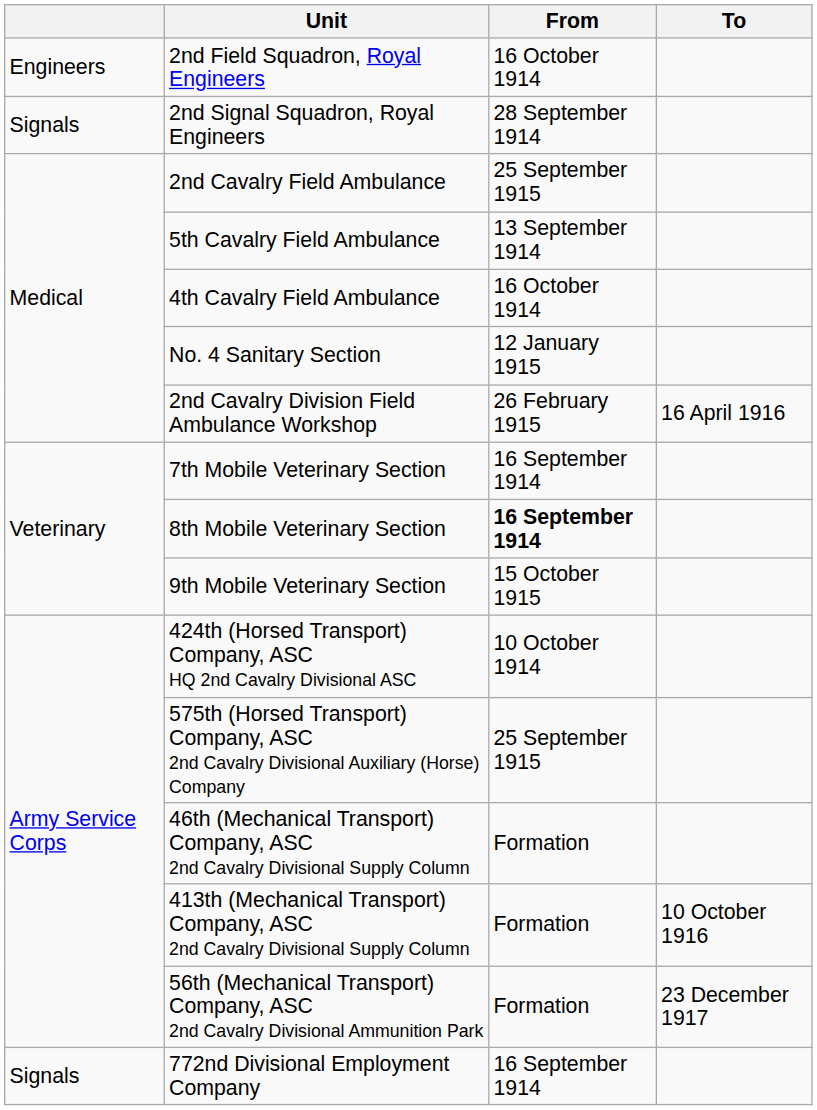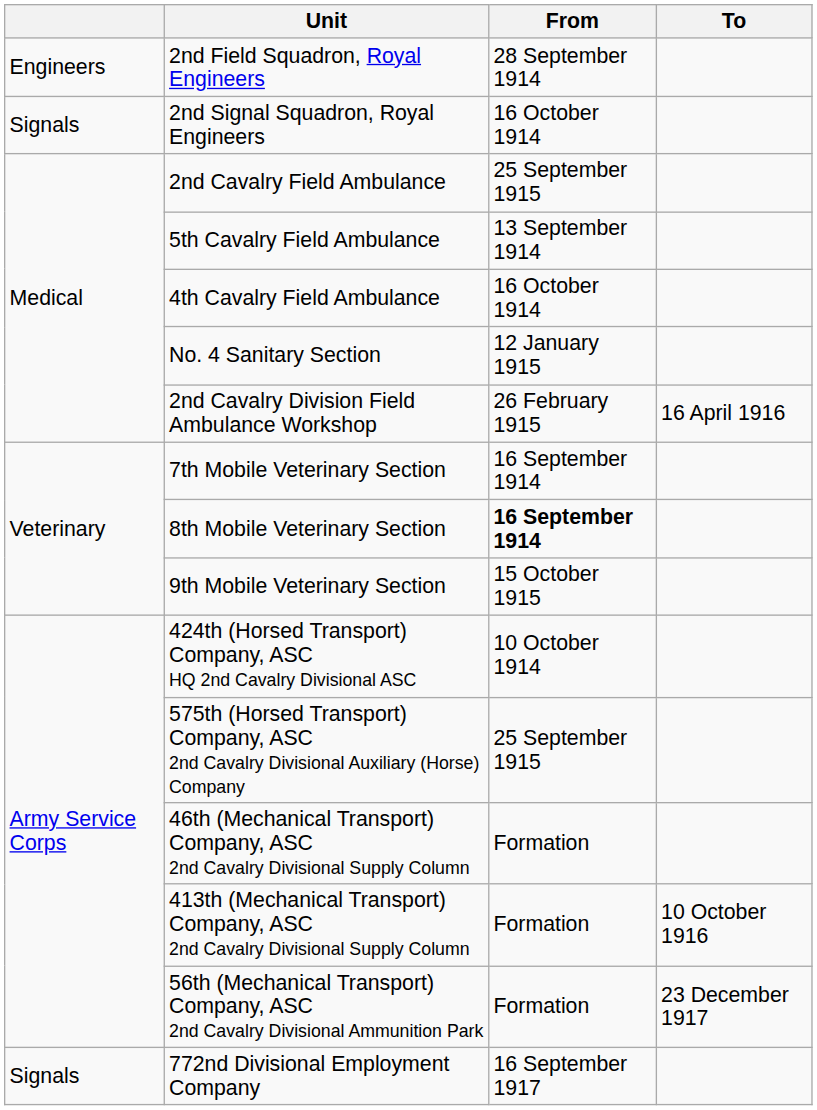(546, 67) 16 October 1914 -> (560, 67) 28 September 1914
(560, 124) 28 September 1914 -> (546, 124) 16 October 1914
(560, 1076) 16 September 1914 -> (560, 1076) 16 September 1917
